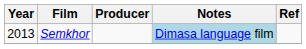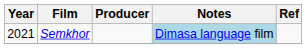(21, 33) 2013 -> (21, 33) 2021
